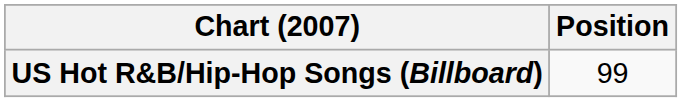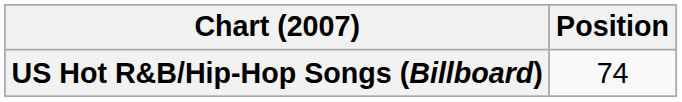(613, 72) 99 -> (613, 72) 74
